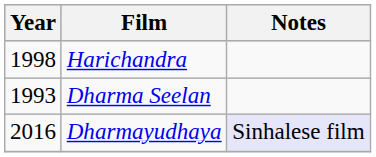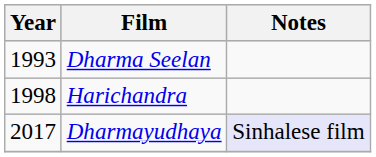rows swapped: (139, 95) <-> (127, 59)
(33, 132) 2016 -> (33, 132) 2017
